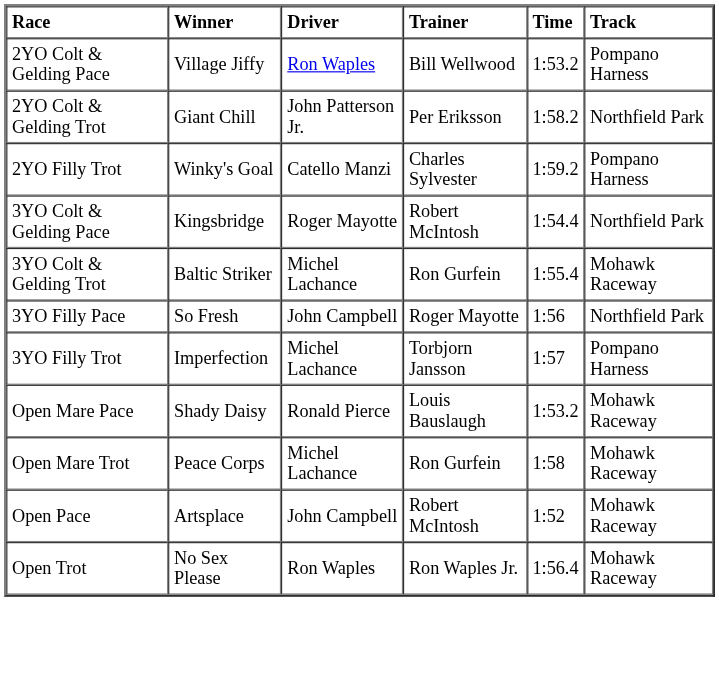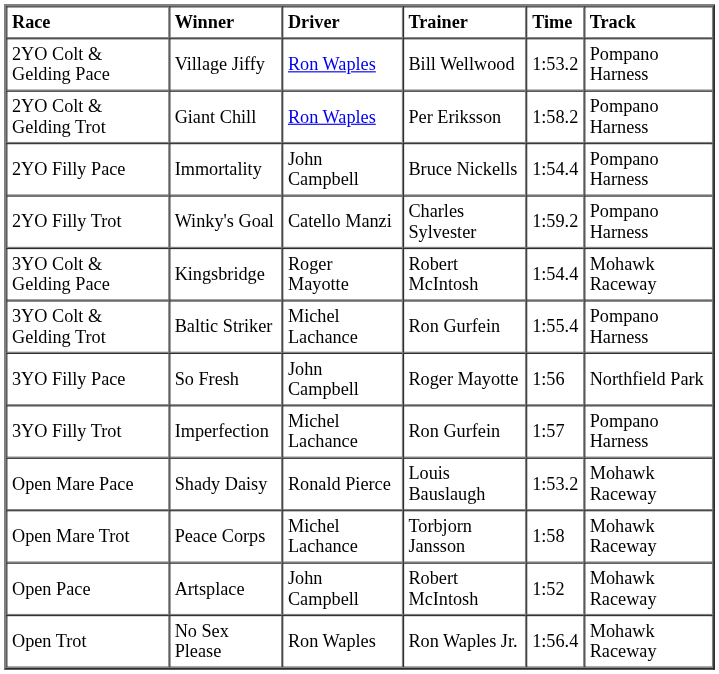(341, 116) John Patterson Jr. -> (332, 116) Ron Waples
(647, 116) Northfield Park -> (624, 116) Pompano Harness
+ row: (69, 169)
(647, 221) Northfield Park -> (623, 274) Mohawk Raceway
(623, 274) Mohawk Raceway -> (624, 326) Pompano Harness
(441, 358) Torbjorn Jansson -> (454, 431) Ron Gurfein
(455, 463) Ron Gurfein -> (440, 536) Torbjorn Jansson
